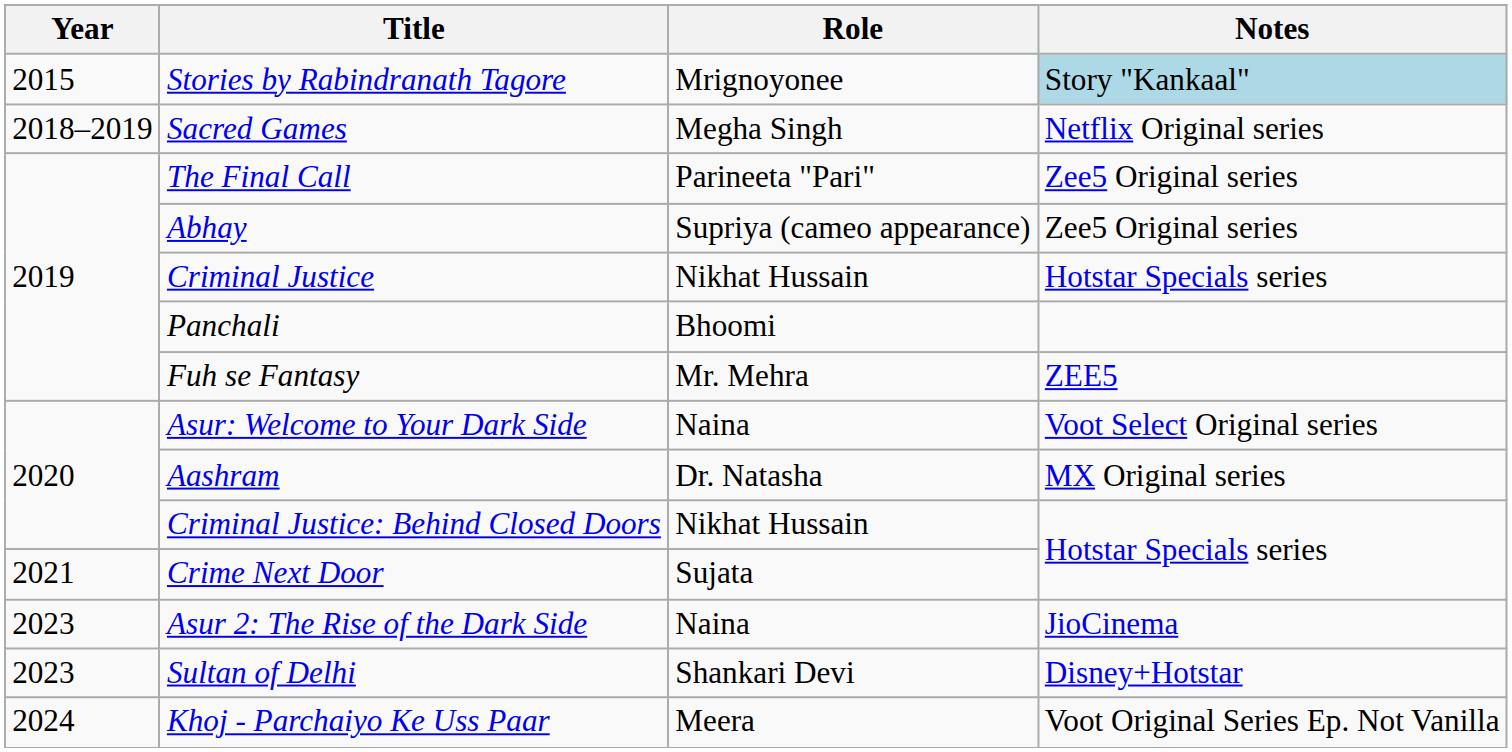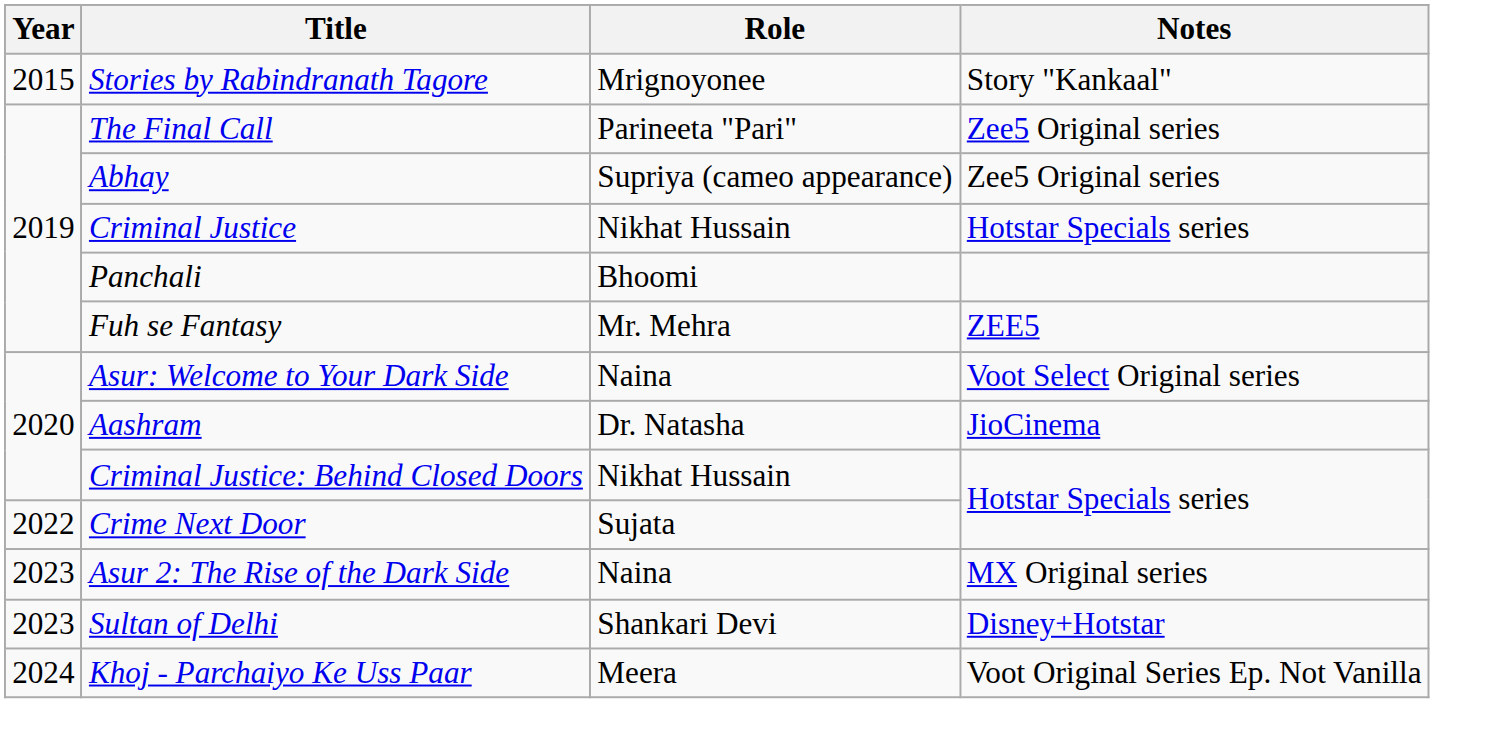(1147, 78) lightblue background -> (1069, 78) no background
- row: (257, 128)
(1165, 474) MX Original series -> (1034, 425) JioCinema
(43, 573) 2021 -> (43, 524) 2022
(1112, 623) JioCinema -> (1087, 573) MX Original series
